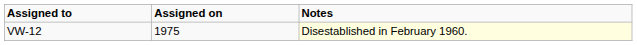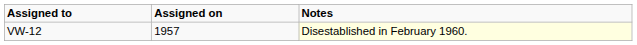(167, 31) 1975 -> (167, 31) 1957
